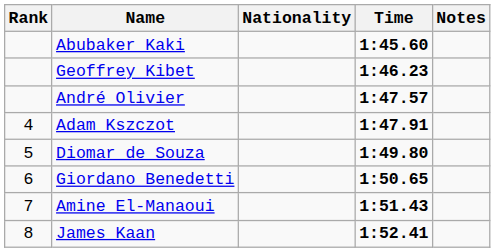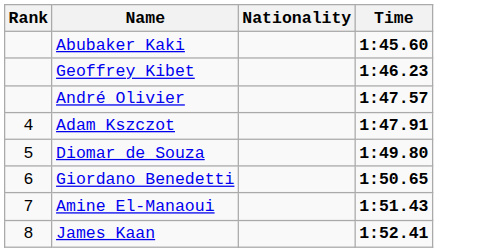- column: (461, 18)
